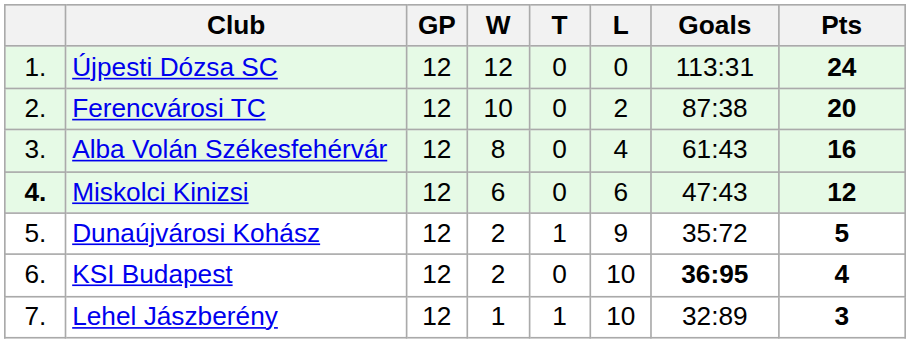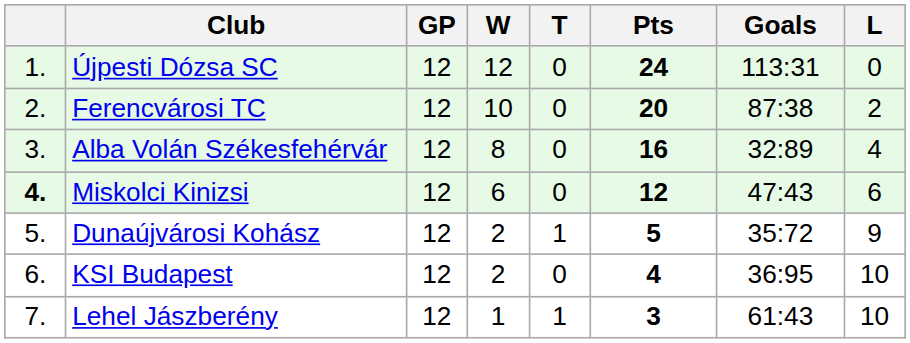columns swapped: (621, 25) <-> (842, 25)
(715, 150) 61:43 -> (780, 150) 32:89
(715, 274) bold -> (780, 274) normal
(715, 316) 32:89 -> (780, 316) 61:43
